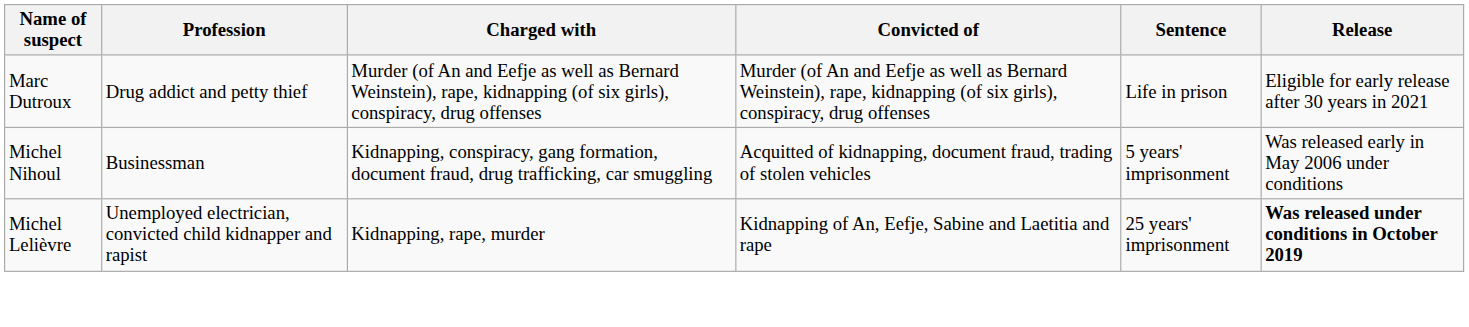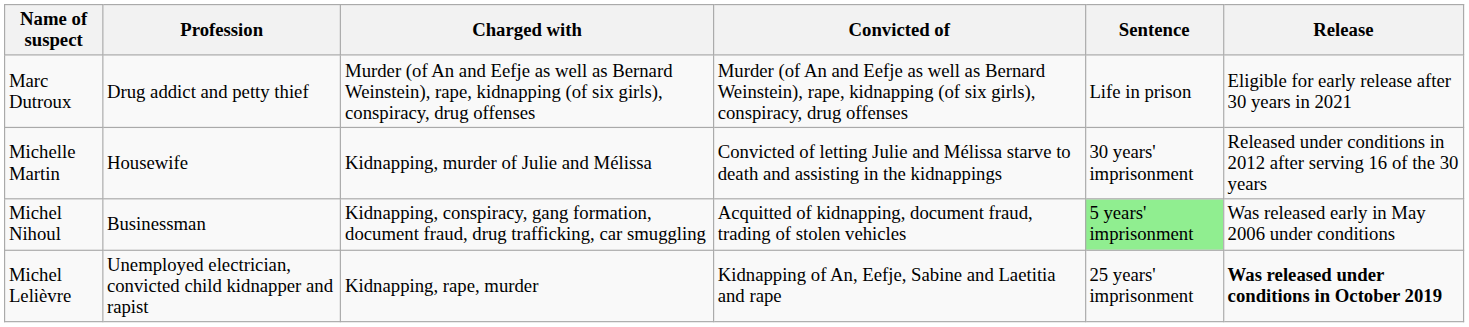+ row: (42, 162)
(1177, 162) no background -> (1141, 224) lightgreen background
